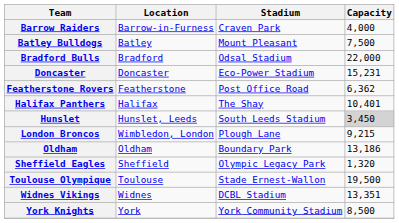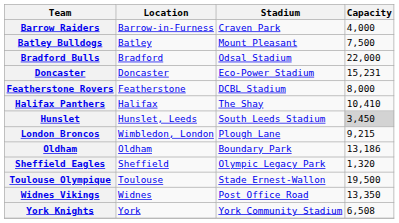(263, 88) Post Office Road -> (252, 88) DCBL Stadium
(361, 88) 6,362 -> (361, 88) 8,000
(364, 104) 10,401 -> (364, 104) 10,410
(252, 195) DCBL Stadium -> (263, 195) Post Office Road
(364, 195) 13,351 -> (364, 195) 13,350
(361, 210) 8,500 -> (361, 210) 6,508
